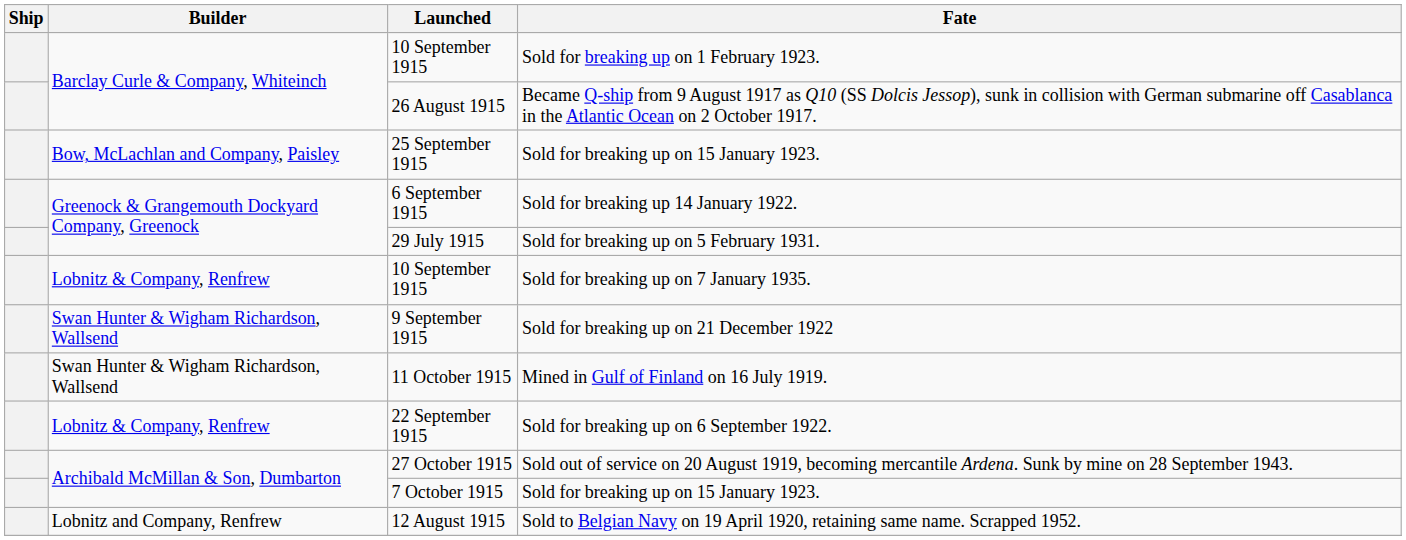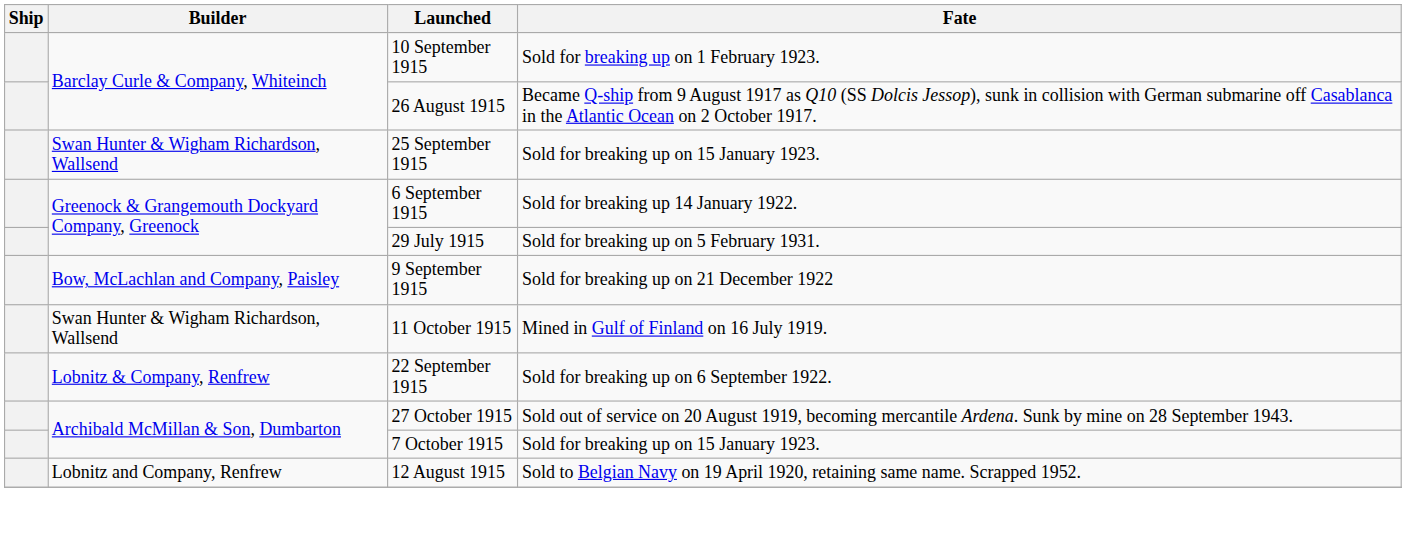(195, 154) Bow, McLachlan and Company, Paisley -> (186, 154) Swan Hunter & Wigham Richardson, Wallsend
- row: (441, 279)
(186, 328) Swan Hunter & Wigham Richardson, Wallsend -> (195, 279) Bow, McLachlan and Company, Paisley
